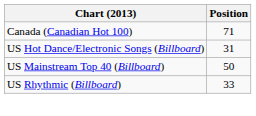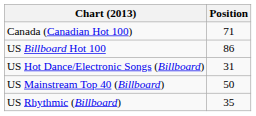+ row: (56, 48)
(229, 84) 33 -> (229, 102) 35
